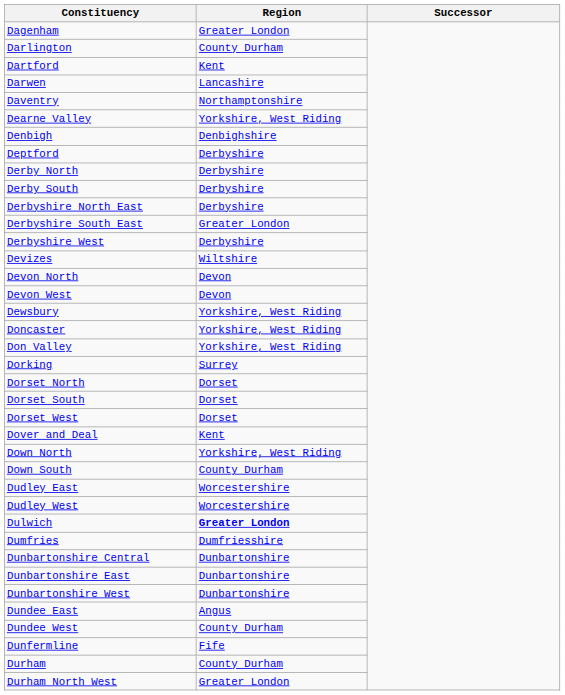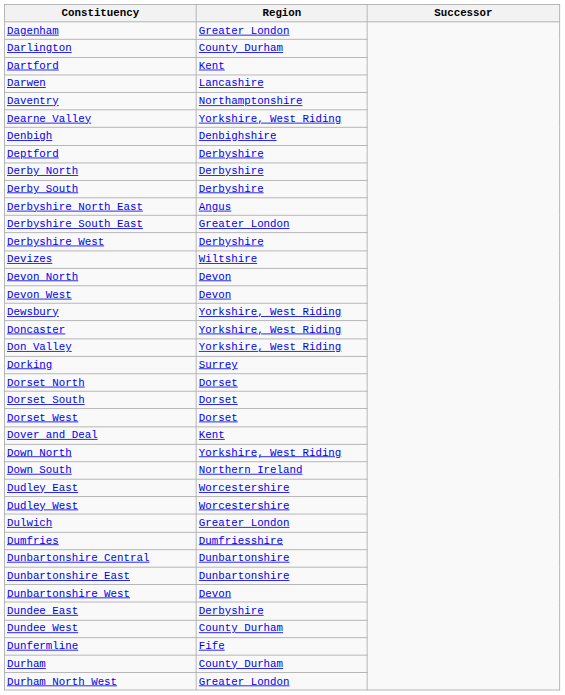(231, 207) Derbyshire -> (215, 207) Angus
(241, 470) County Durham -> (251, 470) Northern Ireland
(244, 523) bold -> (244, 523) normal
(244, 594) Dunbartonshire -> (215, 594) Devon
(215, 611) Angus -> (231, 611) Derbyshire
